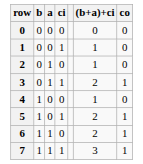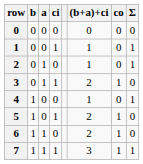+ column: (132, 13)
